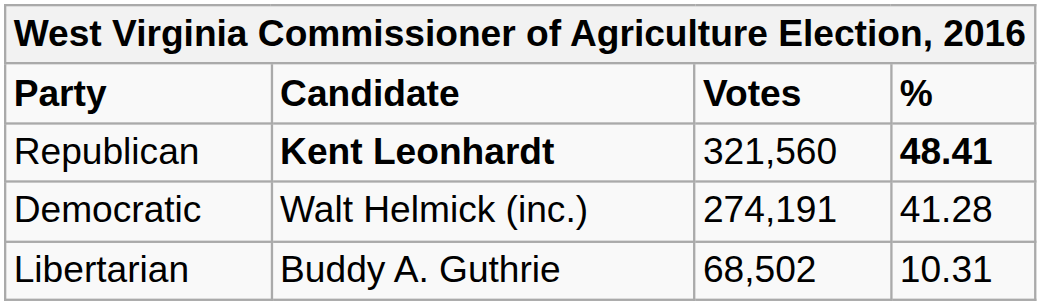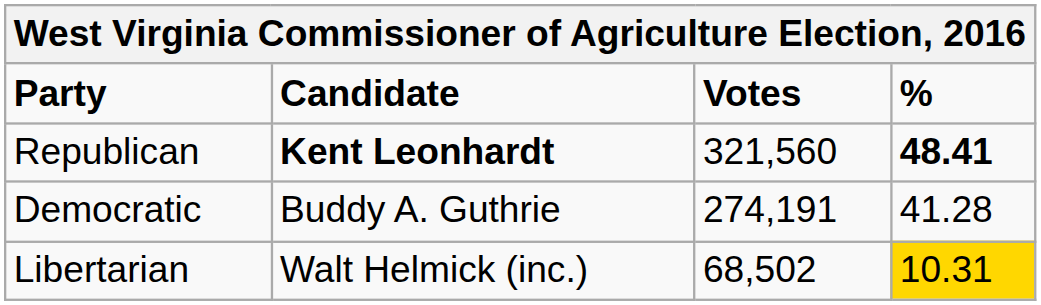(434, 210) Walt Helmick (inc.) -> (420, 210) Buddy A. Guthrie
(420, 269) Buddy A. Guthrie -> (434, 269) Walt Helmick (inc.)
(946, 269) no background -> (946, 269) gold background
